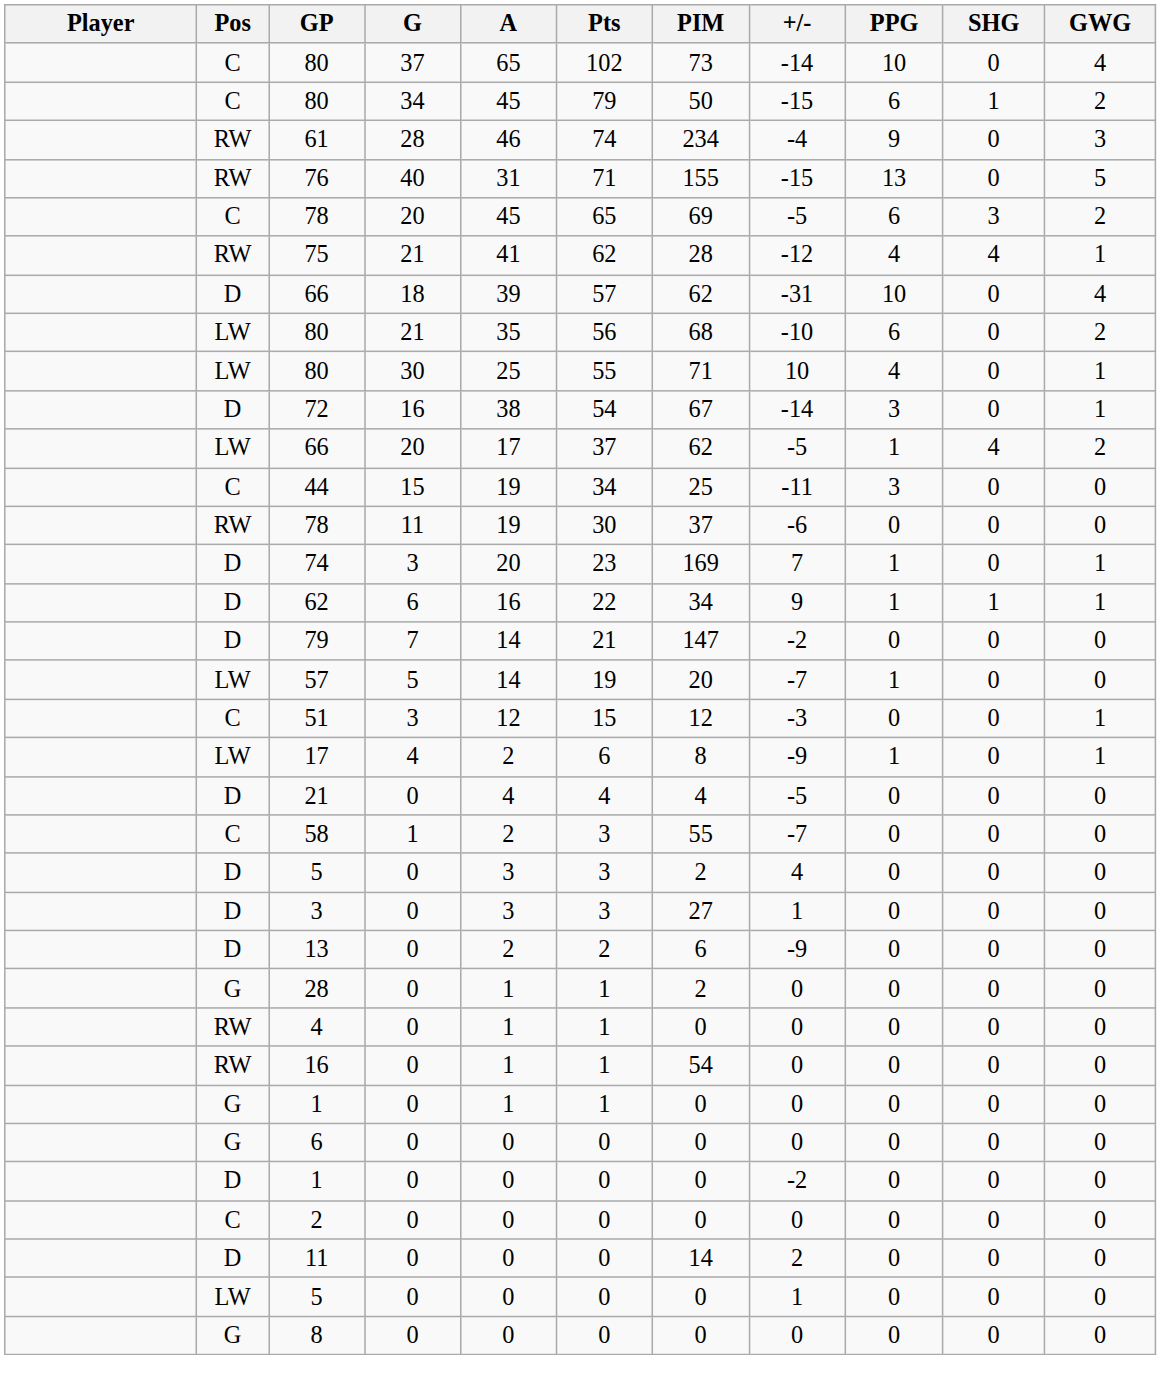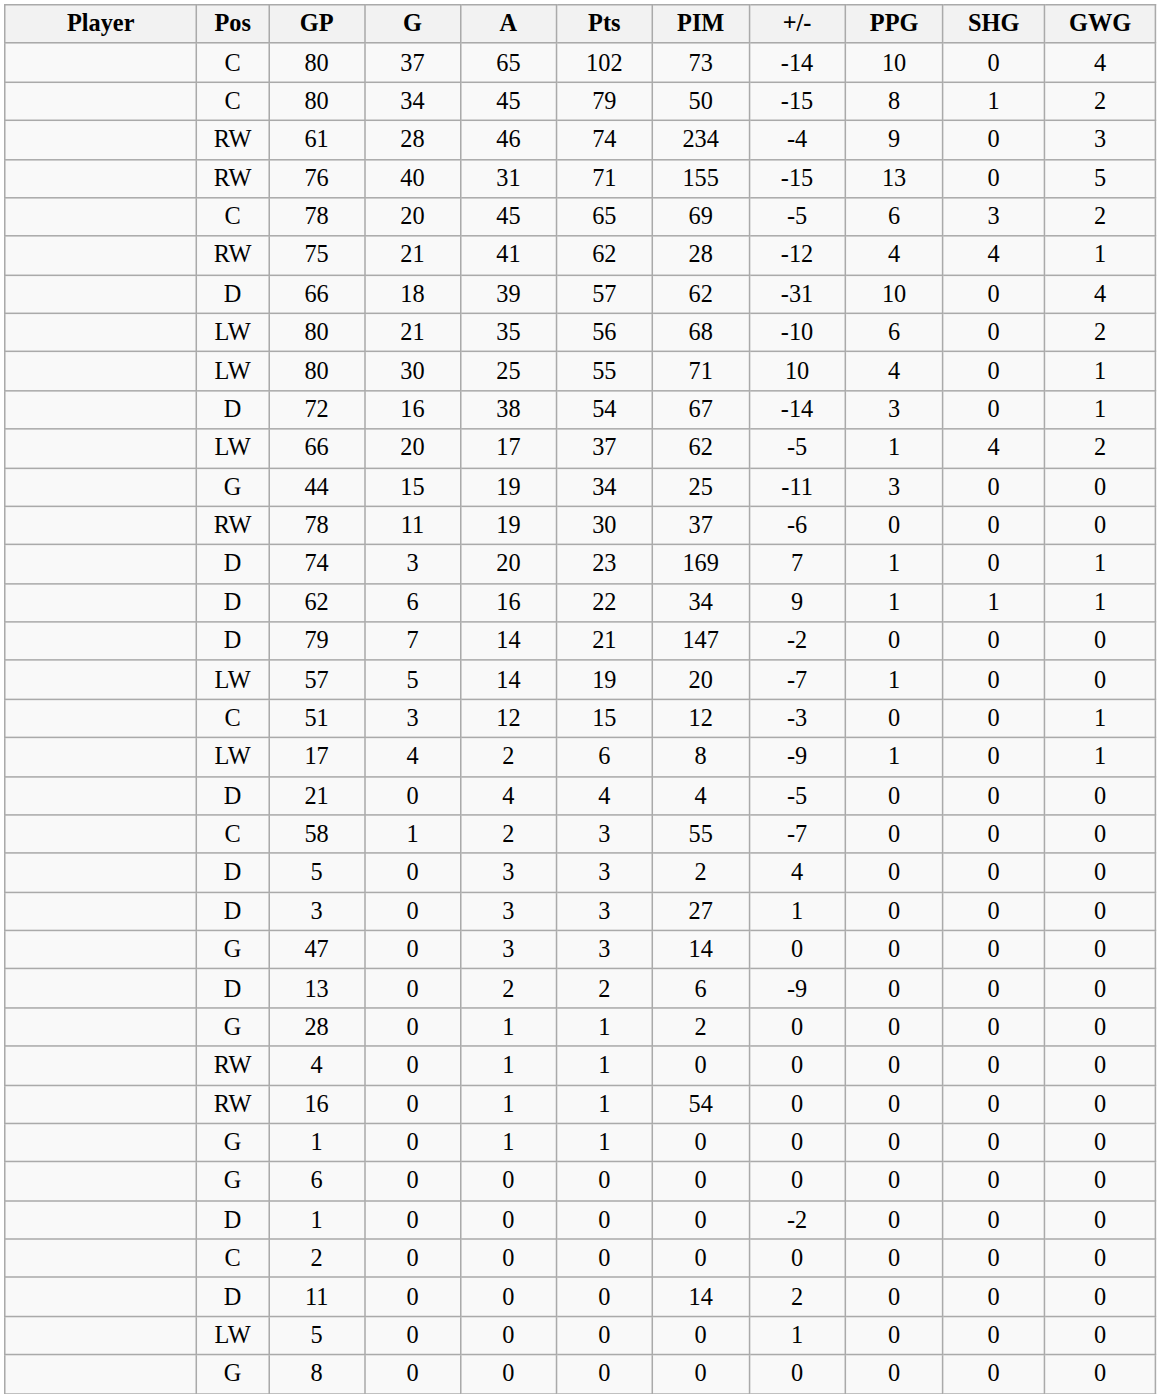(894, 100) 6 -> (894, 100) 8
(233, 486) C -> (233, 486) G
+ row: (317, 949)
